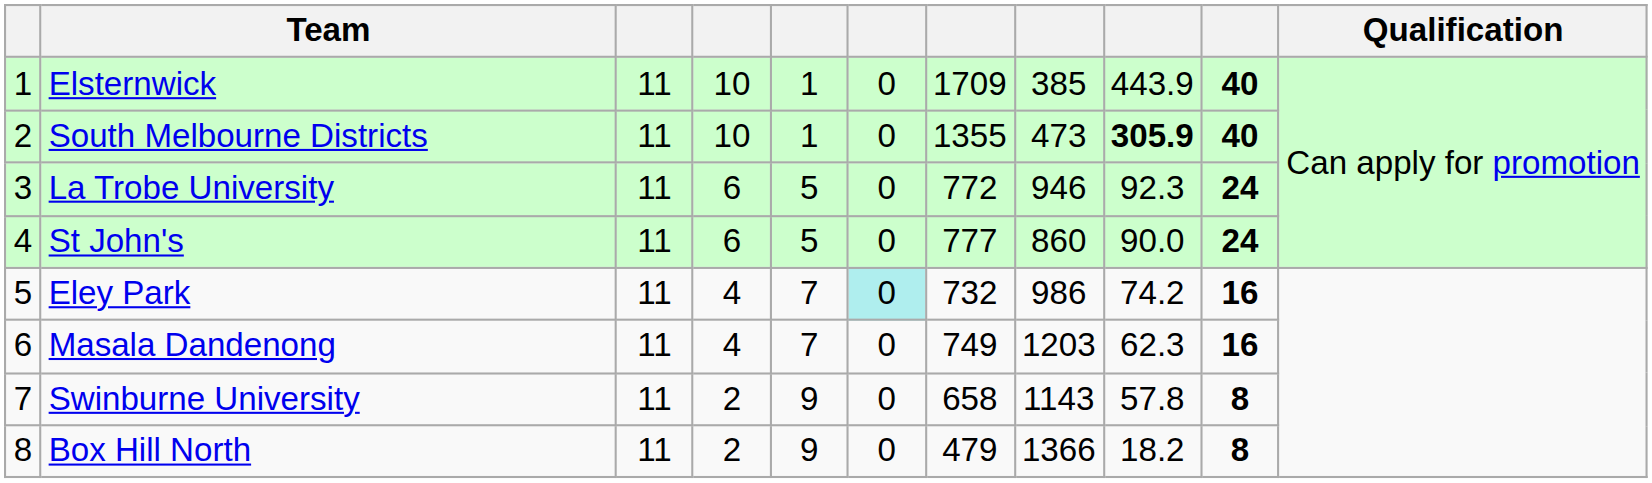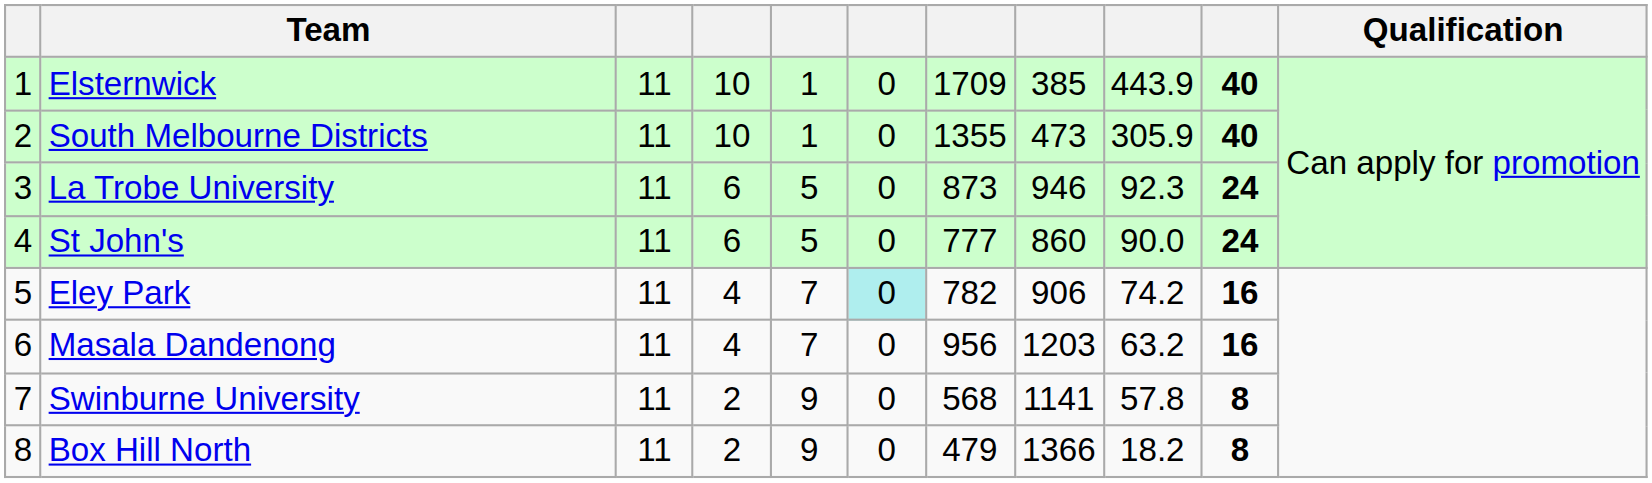(1152, 135) bold -> (1152, 135) normal
(970, 188) 772 -> (970, 188) 873
(970, 293) 732 -> (970, 293) 782
(1059, 293) 986 -> (1059, 293) 906
(970, 345) 749 -> (970, 345) 956
(1152, 345) 62.3 -> (1152, 345) 63.2
(970, 398) 658 -> (970, 398) 568
(1059, 398) 1143 -> (1059, 398) 1141
